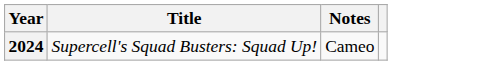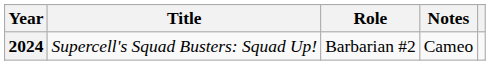+ column: (370, 18)
